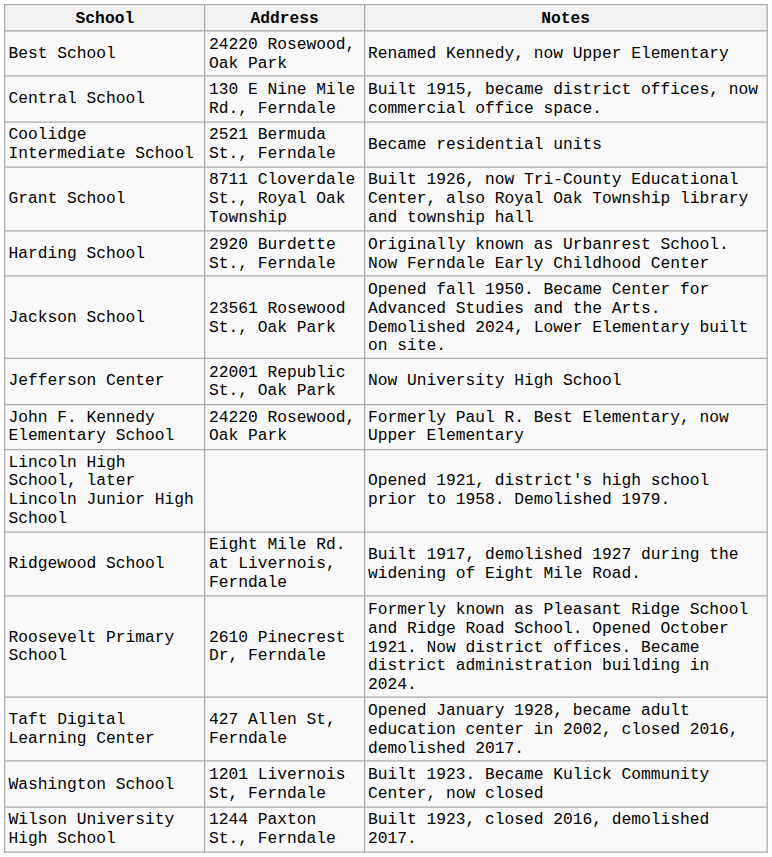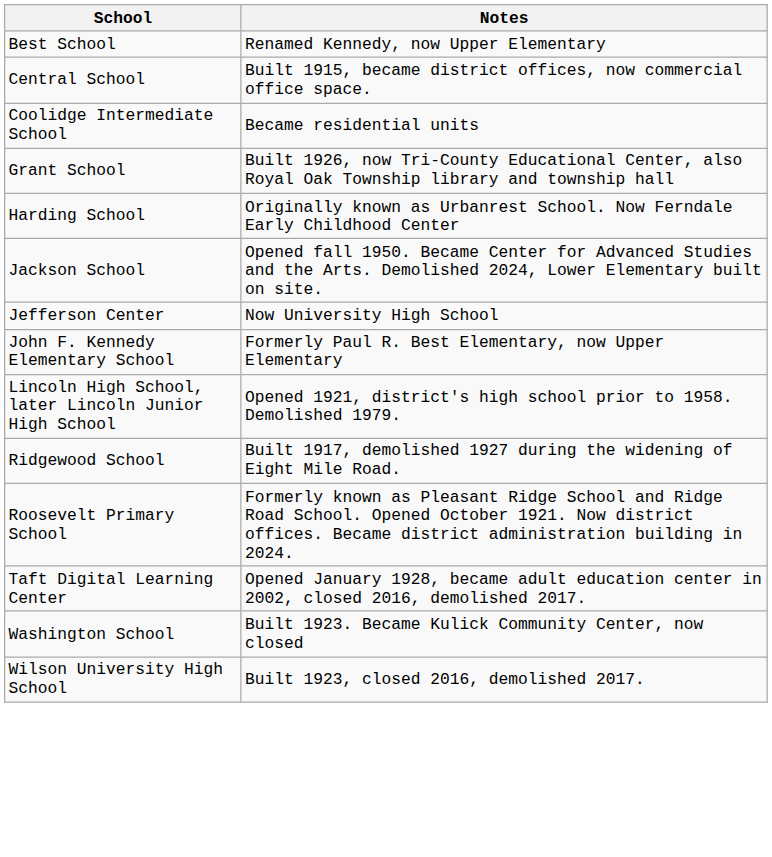- column: (285, 18)
